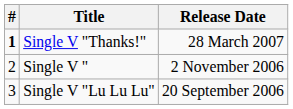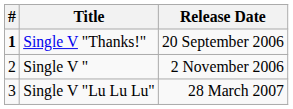(236, 41) 28 March 2007 -> (223, 41) 20 September 2006
(223, 91) 20 September 2006 -> (236, 91) 28 March 2007
